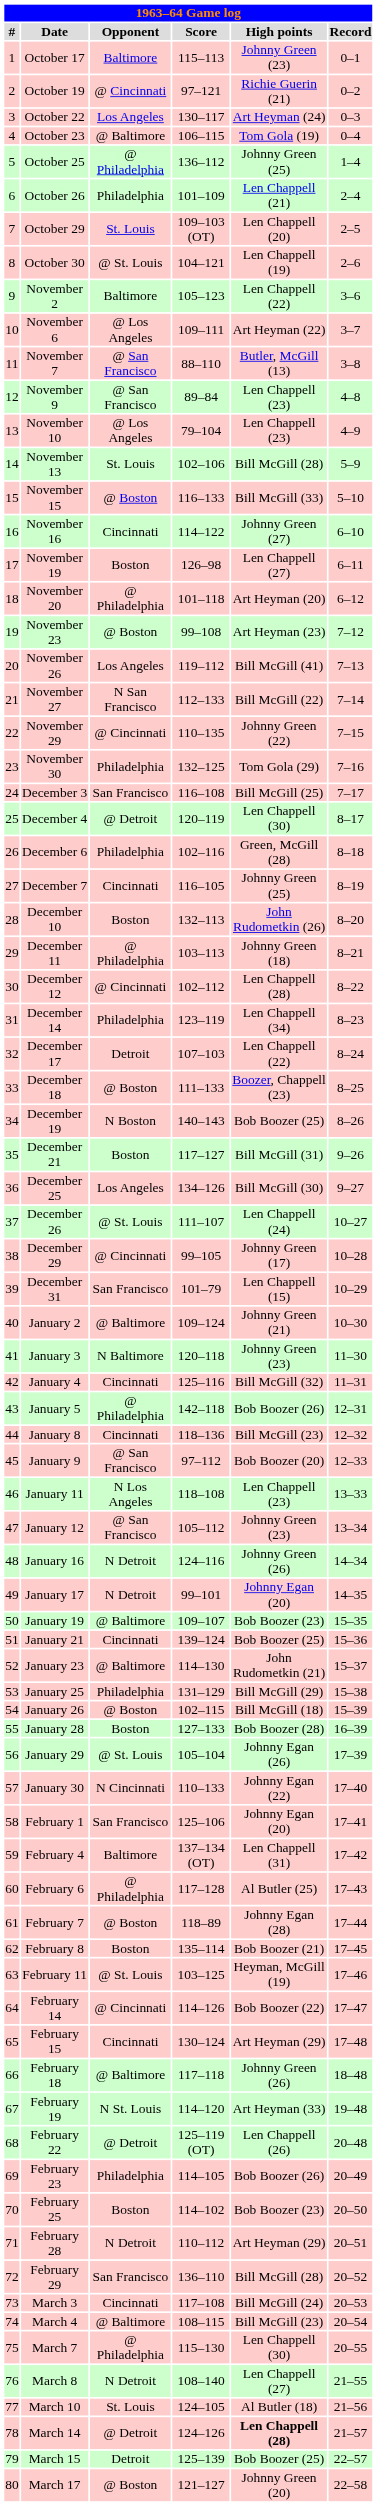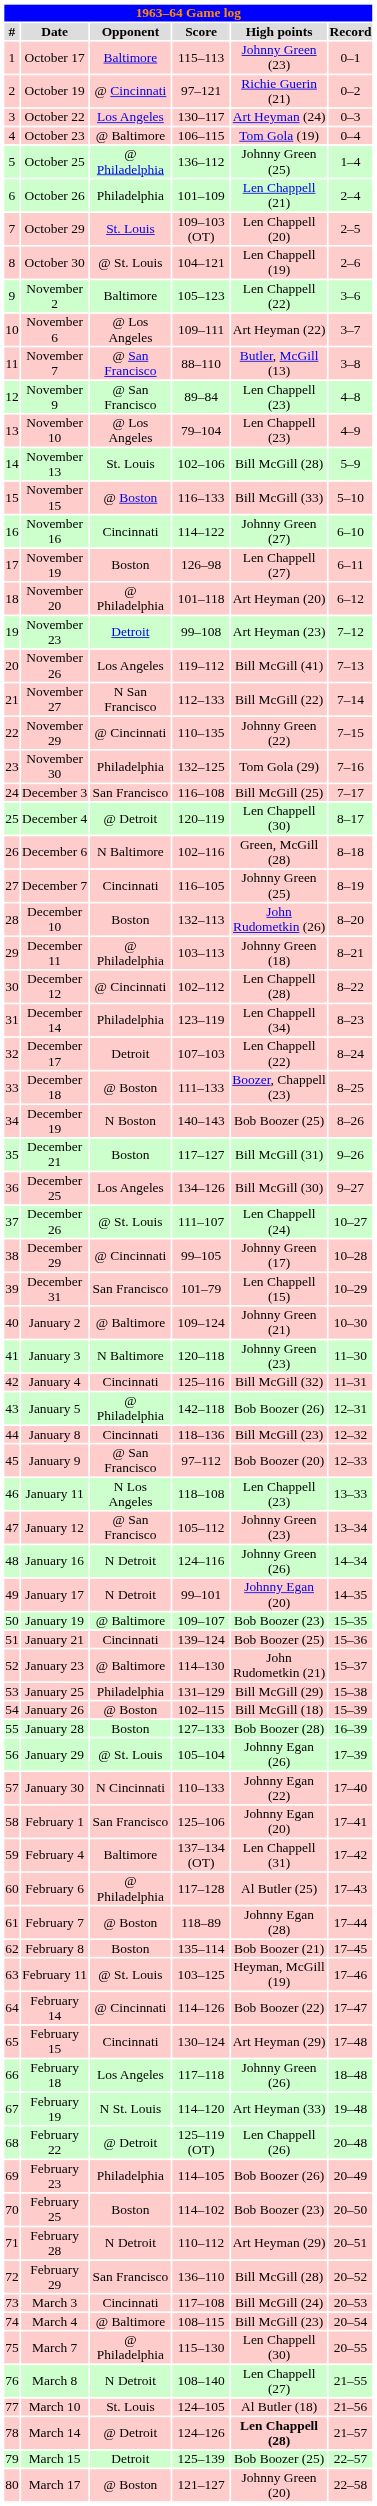(130, 632) @ Boston -> (130, 632) Detroit
(130, 852) Philadelphia -> (130, 852) N Baltimore
(130, 2075) @ Baltimore -> (130, 2075) Los Angeles
